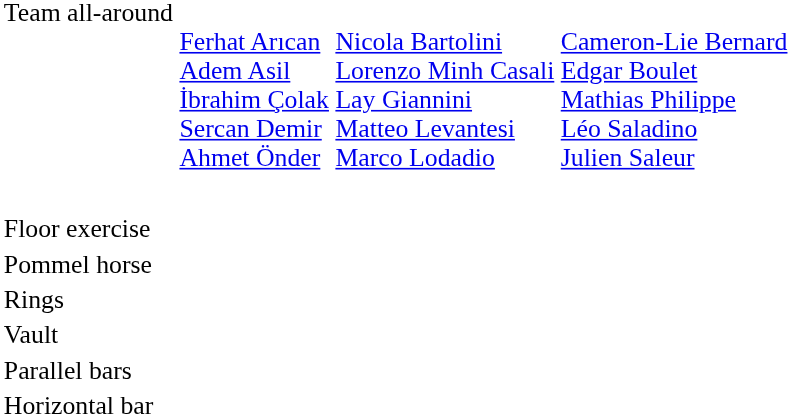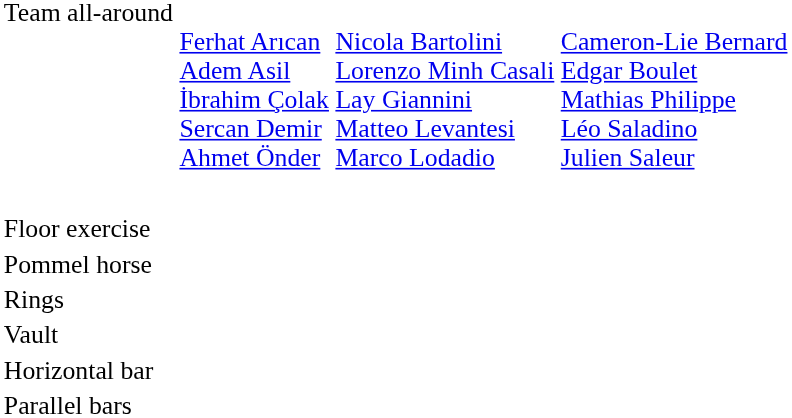rows swapped: (68, 370) <-> (79, 405)
